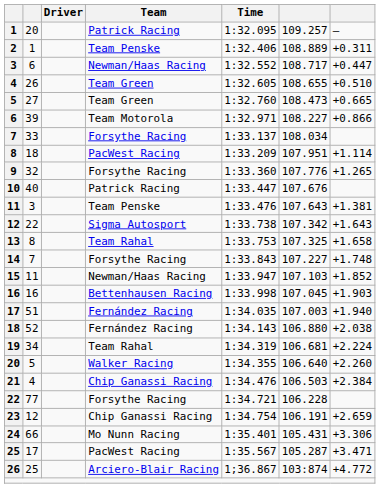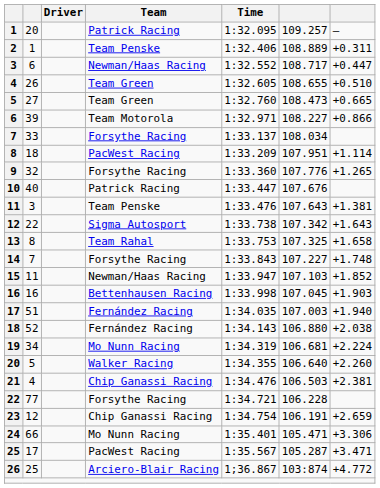(121, 347) Team Rahal -> (134, 347) Mo Nunn Racing
(352, 382) +2.384 -> (352, 382) +2.381
(305, 435) 105.431 -> (305, 435) 105.471
